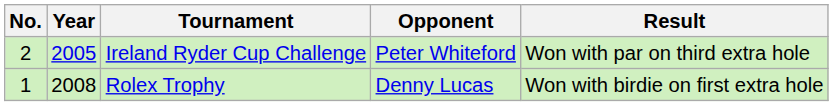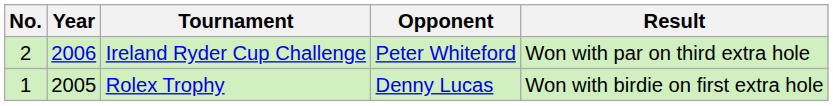(74, 53) 2005 -> (74, 53) 2006
(74, 85) 2008 -> (74, 85) 2005
